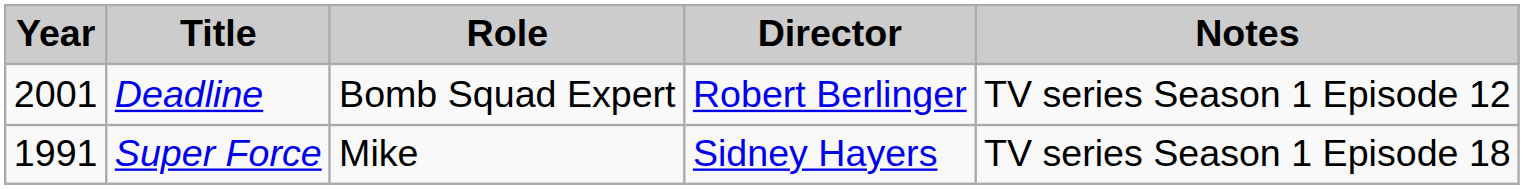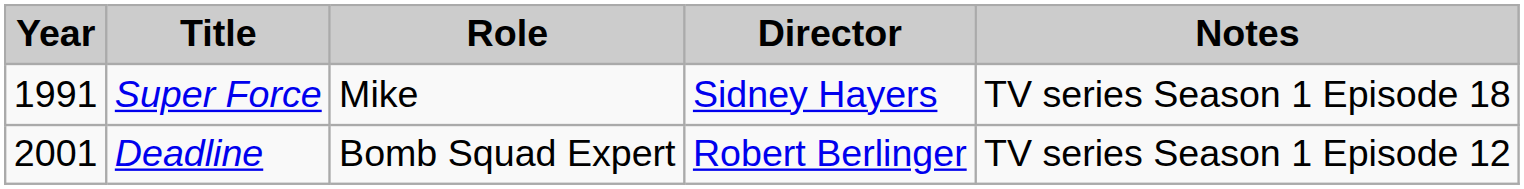rows swapped: (218, 153) <-> (189, 93)
